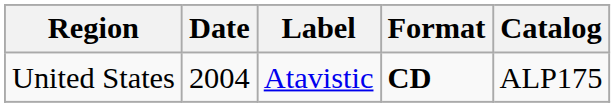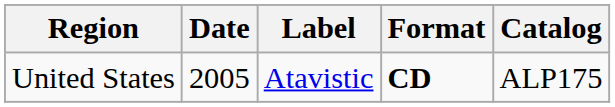(219, 76) 2004 -> (219, 76) 2005
